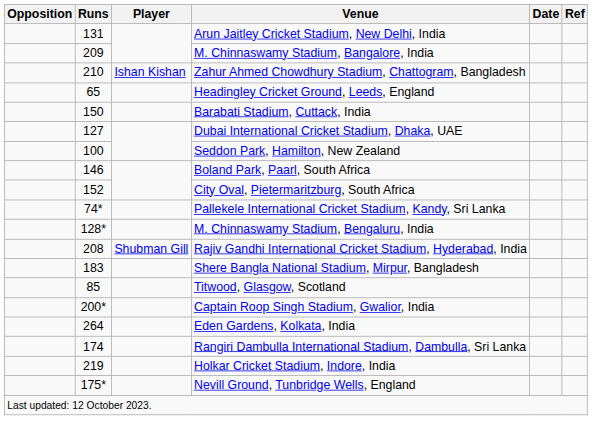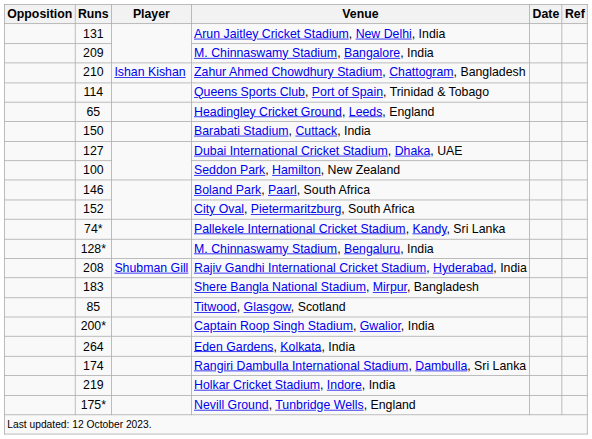+ row: (342, 92)
